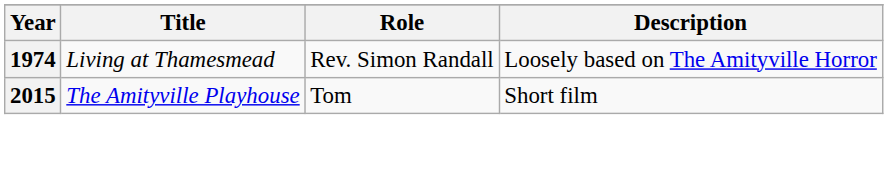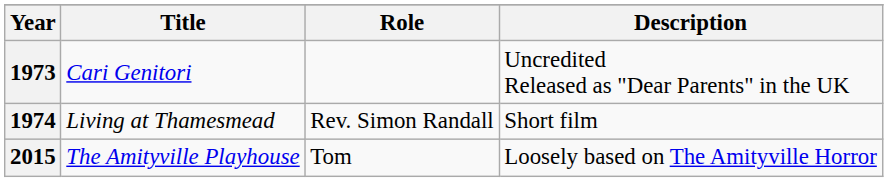+ row: (33, 71)
(691, 58) Loosely based on The Amityville Horror -> (551, 120) Short film
(551, 95) Short film -> (691, 157) Loosely based on The Amityville Horror
